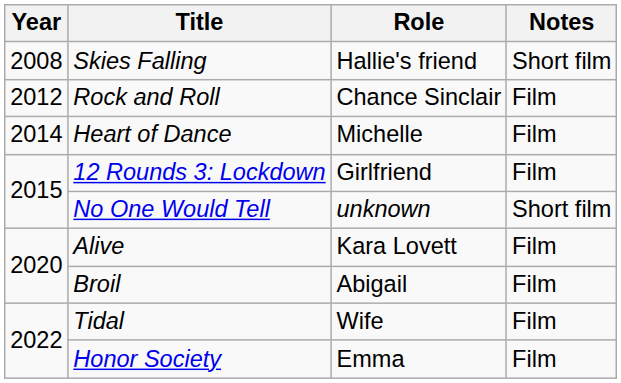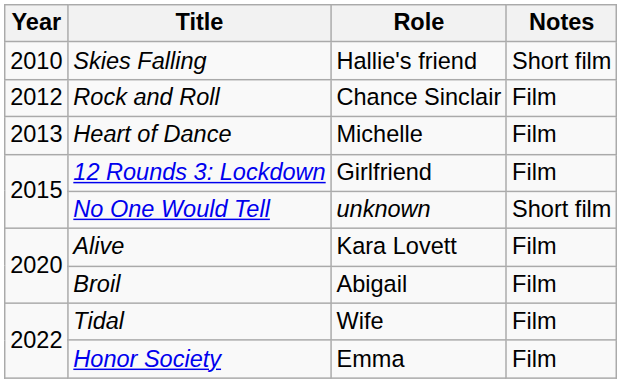(36, 60) 2008 -> (36, 60) 2010
(36, 135) 2014 -> (36, 135) 2013
